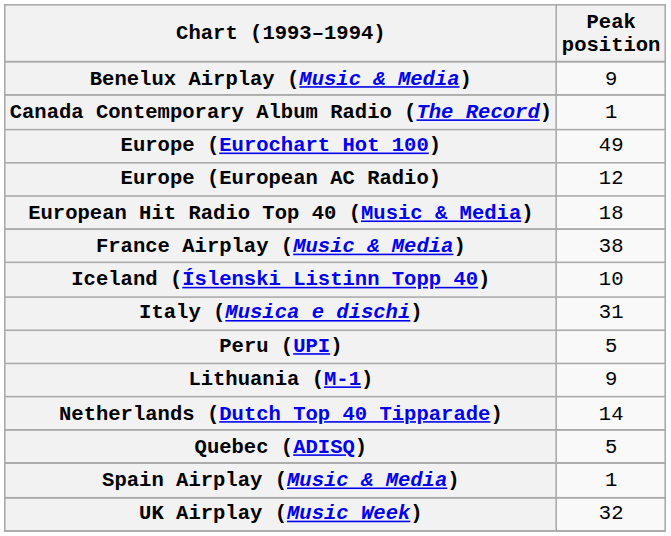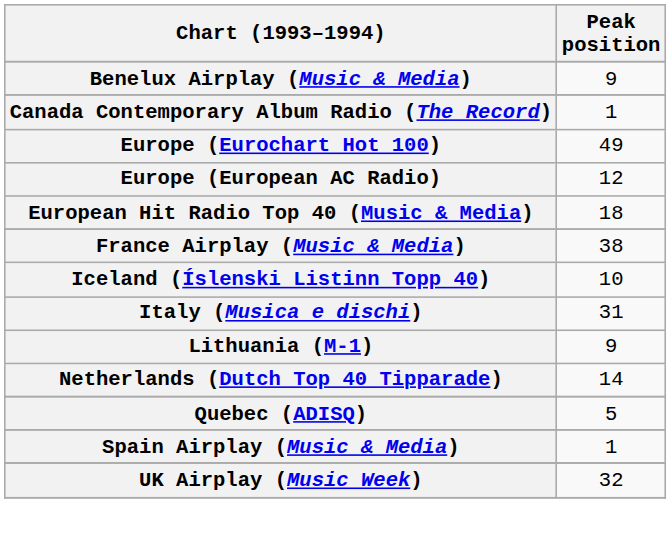- row: (281, 347)
